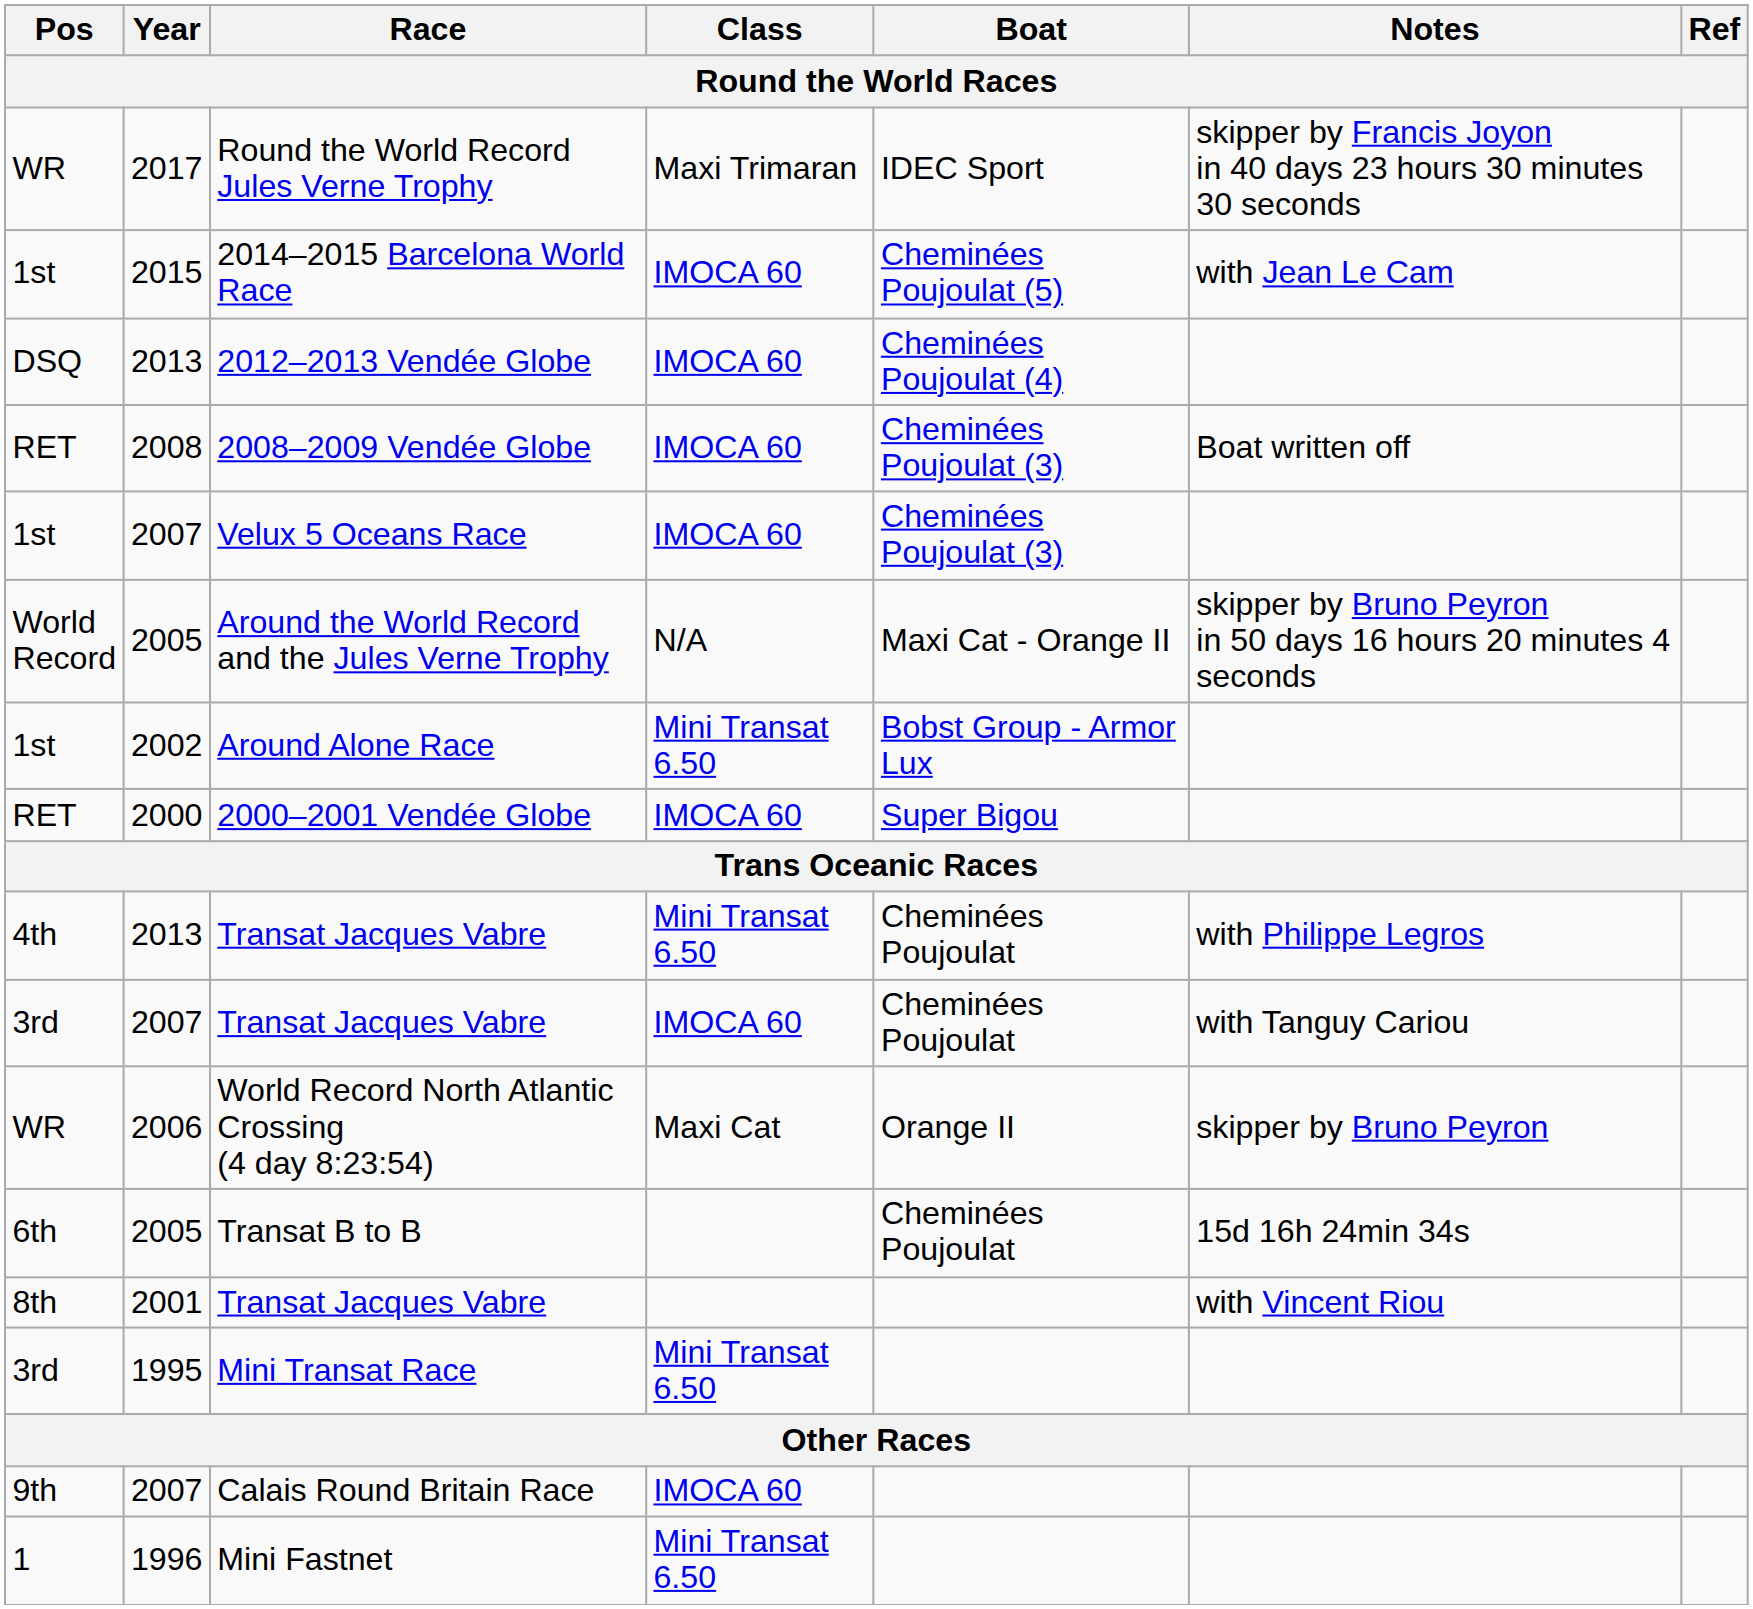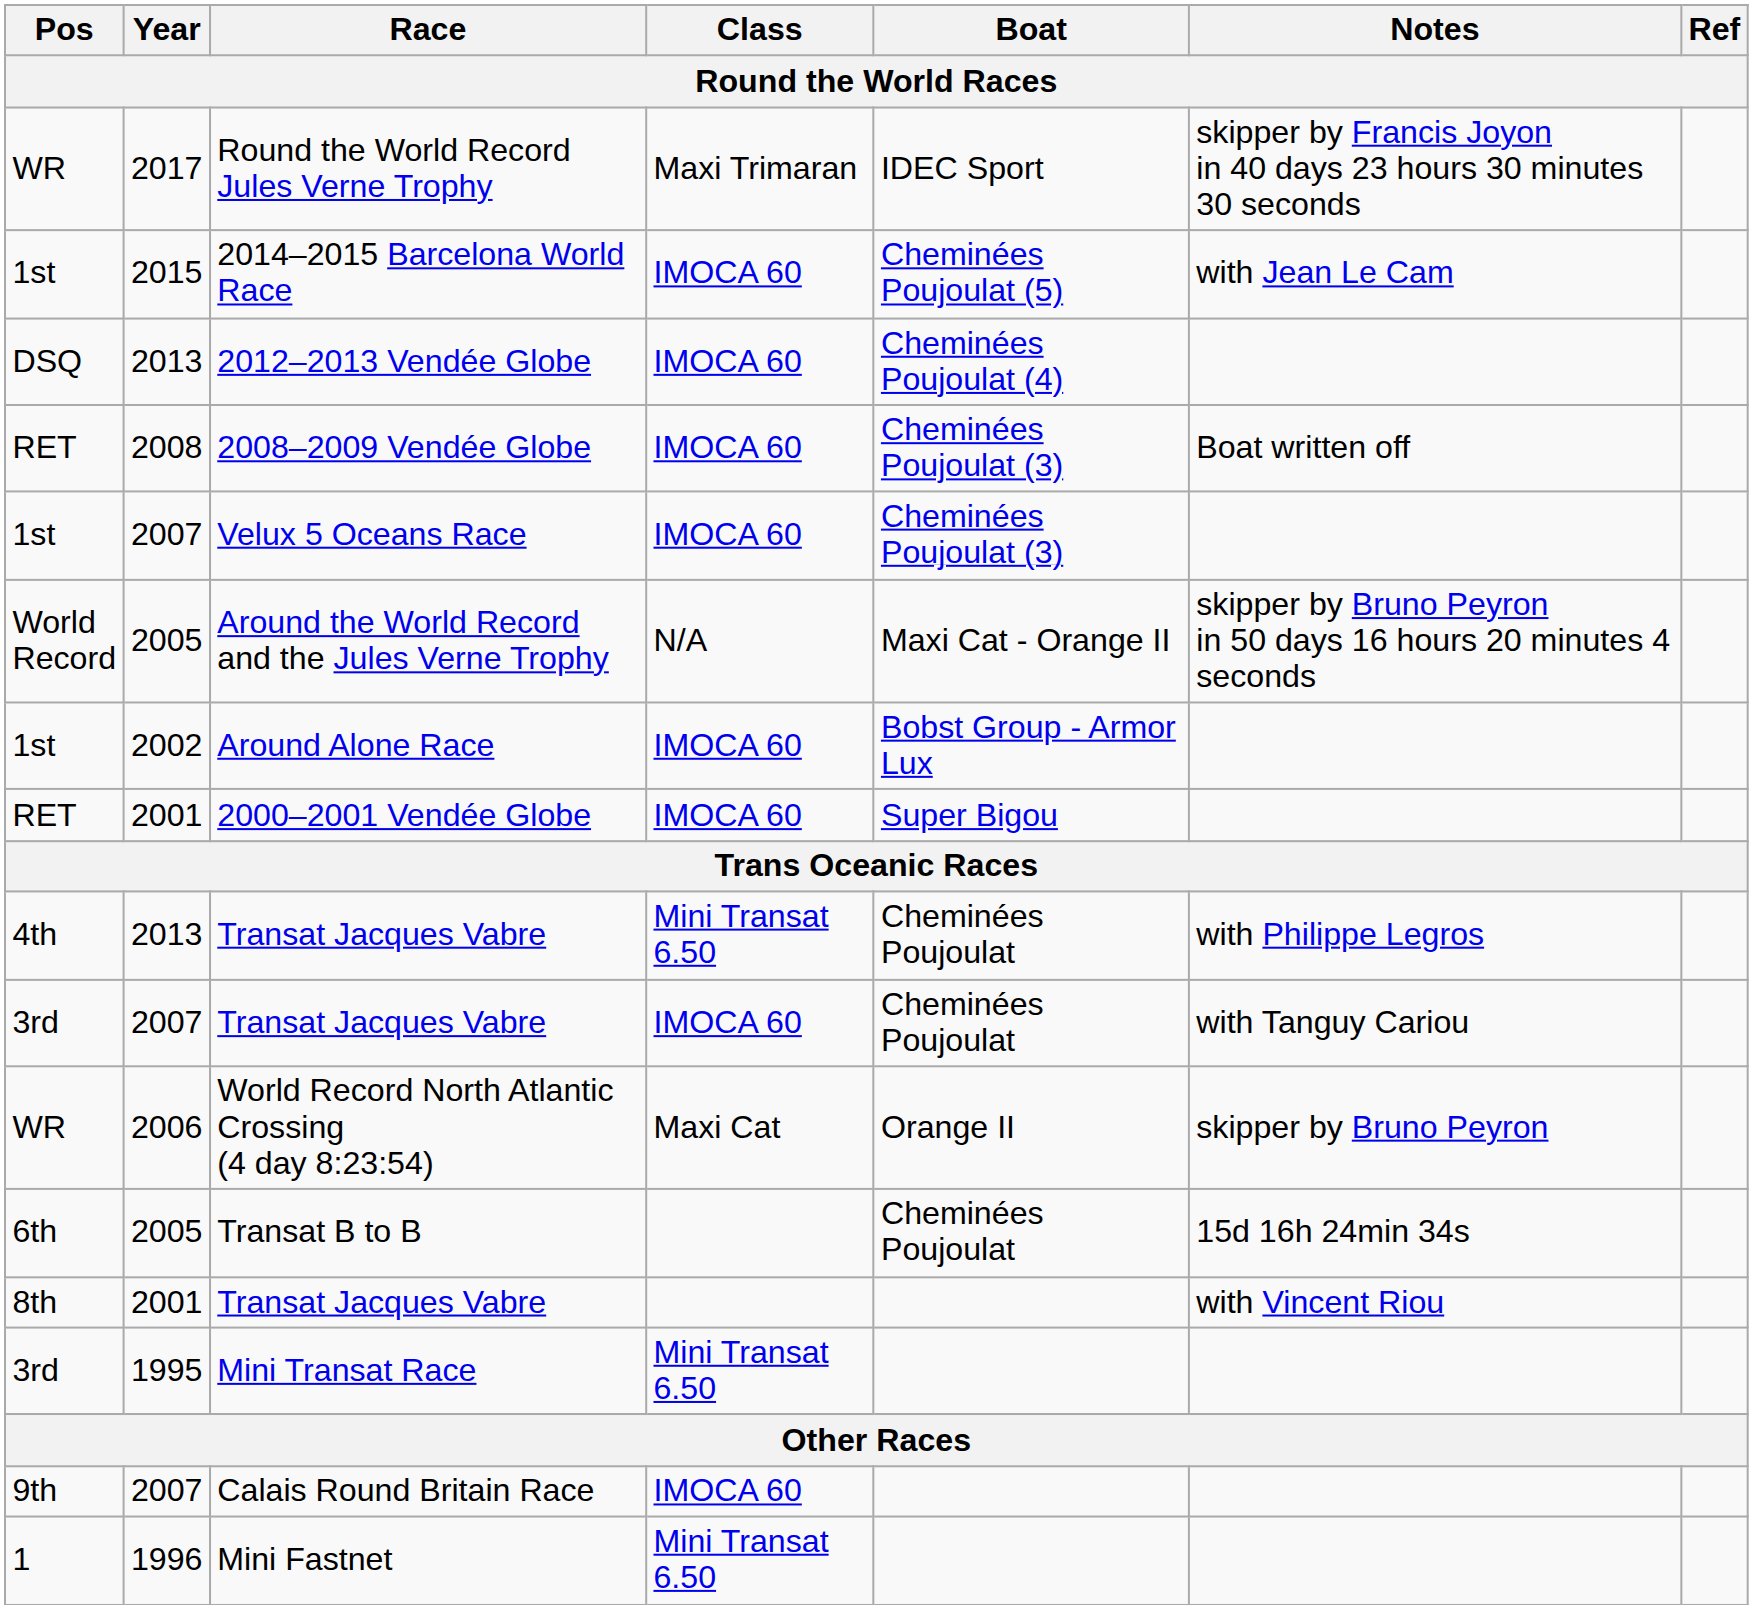(741, 745) Mini Transat 6.50 -> (728, 745) IMOCA 60
(167, 814) 2000 -> (167, 814) 2001
